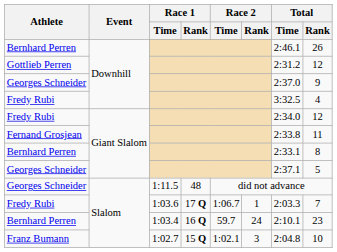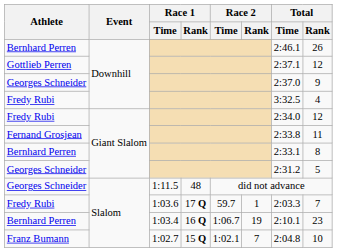(287, 65) 2:31.2 -> (287, 65) 2:37.1
(287, 169) 2:37.1 -> (287, 169) 2:31.2
(226, 204) 1:06.7 -> (226, 204) 59.7
(226, 221) 59.7 -> (226, 221) 1:06.7
(257, 221) 24 -> (257, 221) 19
(257, 238) 3 -> (257, 238) 7
